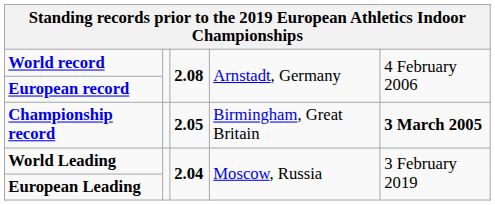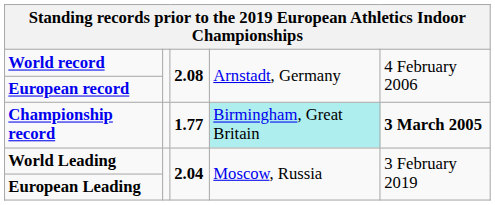(189, 124) 2.05 -> (189, 124) 1.77
(278, 124) no background -> (278, 124) paleturquoise background
